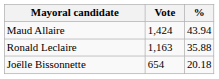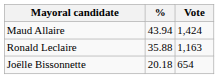columns swapped: (165, 13) <-> (199, 13)
